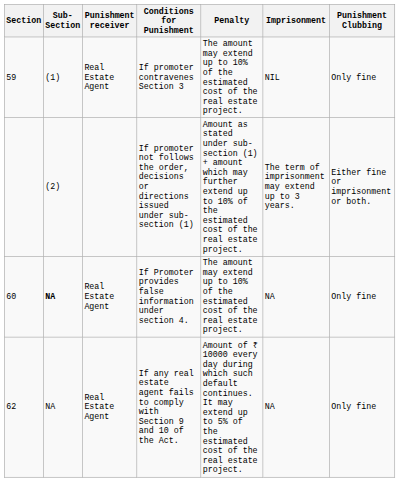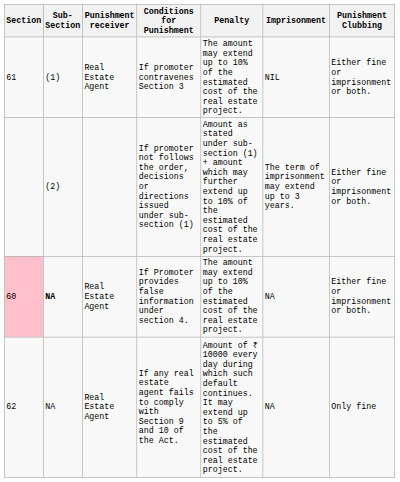(11, 77) 59 -> (11, 77) 61
(354, 77) Only fine -> (361, 77) Either fine or imprisonment or both.
(11, 297) no background -> (11, 297) pink background
(354, 297) Only fine -> (361, 297) Either fine or imprisonment or both.
